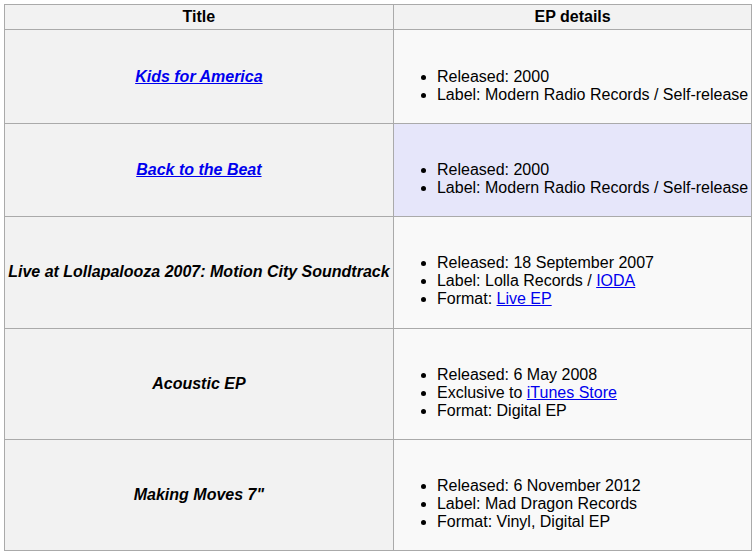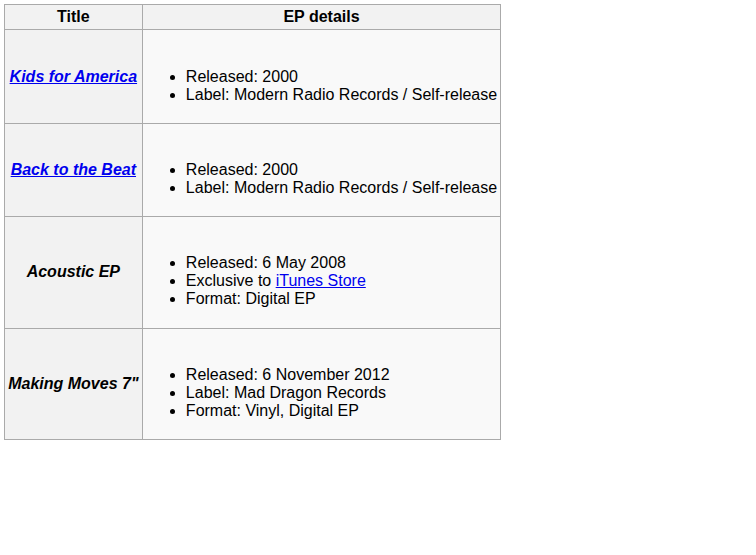(573, 179) lavender background -> (322, 179) no background
- row: (199, 272)
